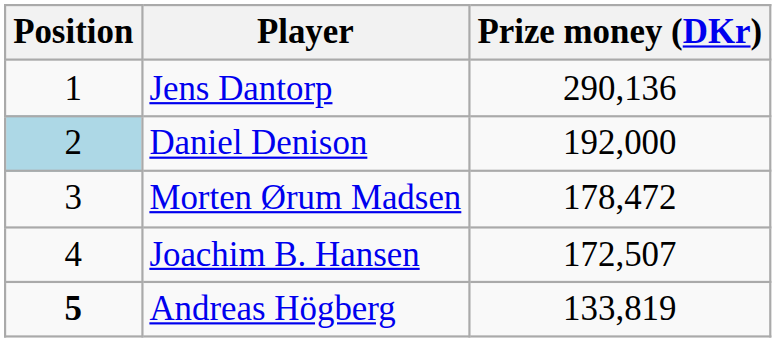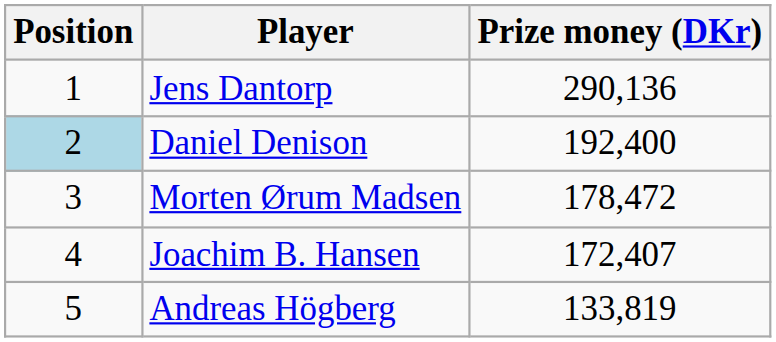(620, 142) 192,000 -> (620, 142) 192,400
(620, 253) 172,507 -> (620, 253) 172,407
(73, 308) bold -> (73, 308) normal
